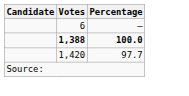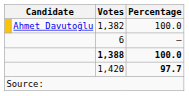+ row: (111, 26)
(132, 55) normal -> (171, 69) bold
